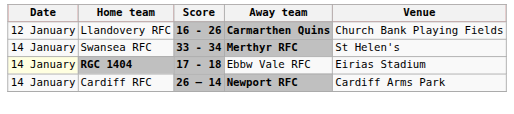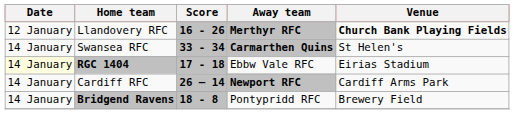(278, 30) Carmarthen Quins -> (265, 30) Merthyr RFC
(419, 30) normal -> (423, 30) bold
(262, 48) Merthyr RFC -> (282, 48) Carmarthen Quins
+ row: (126, 100)
